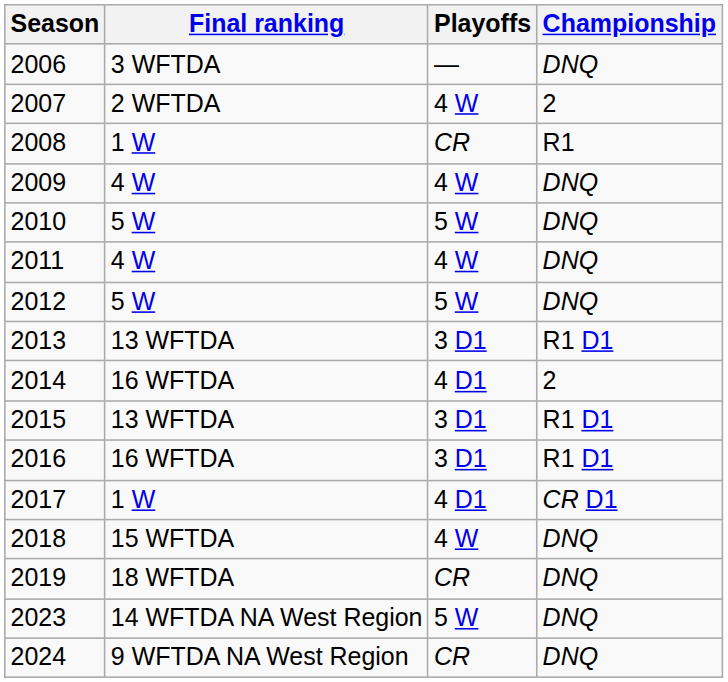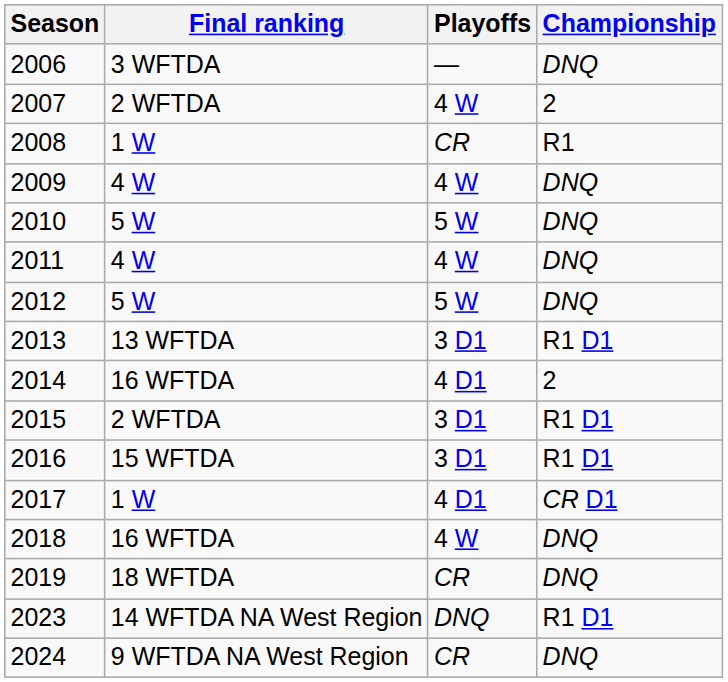(173, 420) 13 WFTDA -> (166, 420) 2 WFTDA
(173, 459) 16 WFTDA -> (173, 459) 15 WFTDA
(173, 538) 15 WFTDA -> (173, 538) 16 WFTDA
(456, 618) 5 W -> (462, 618) DNQ
(570, 618) DNQ -> (578, 618) R1 D1
